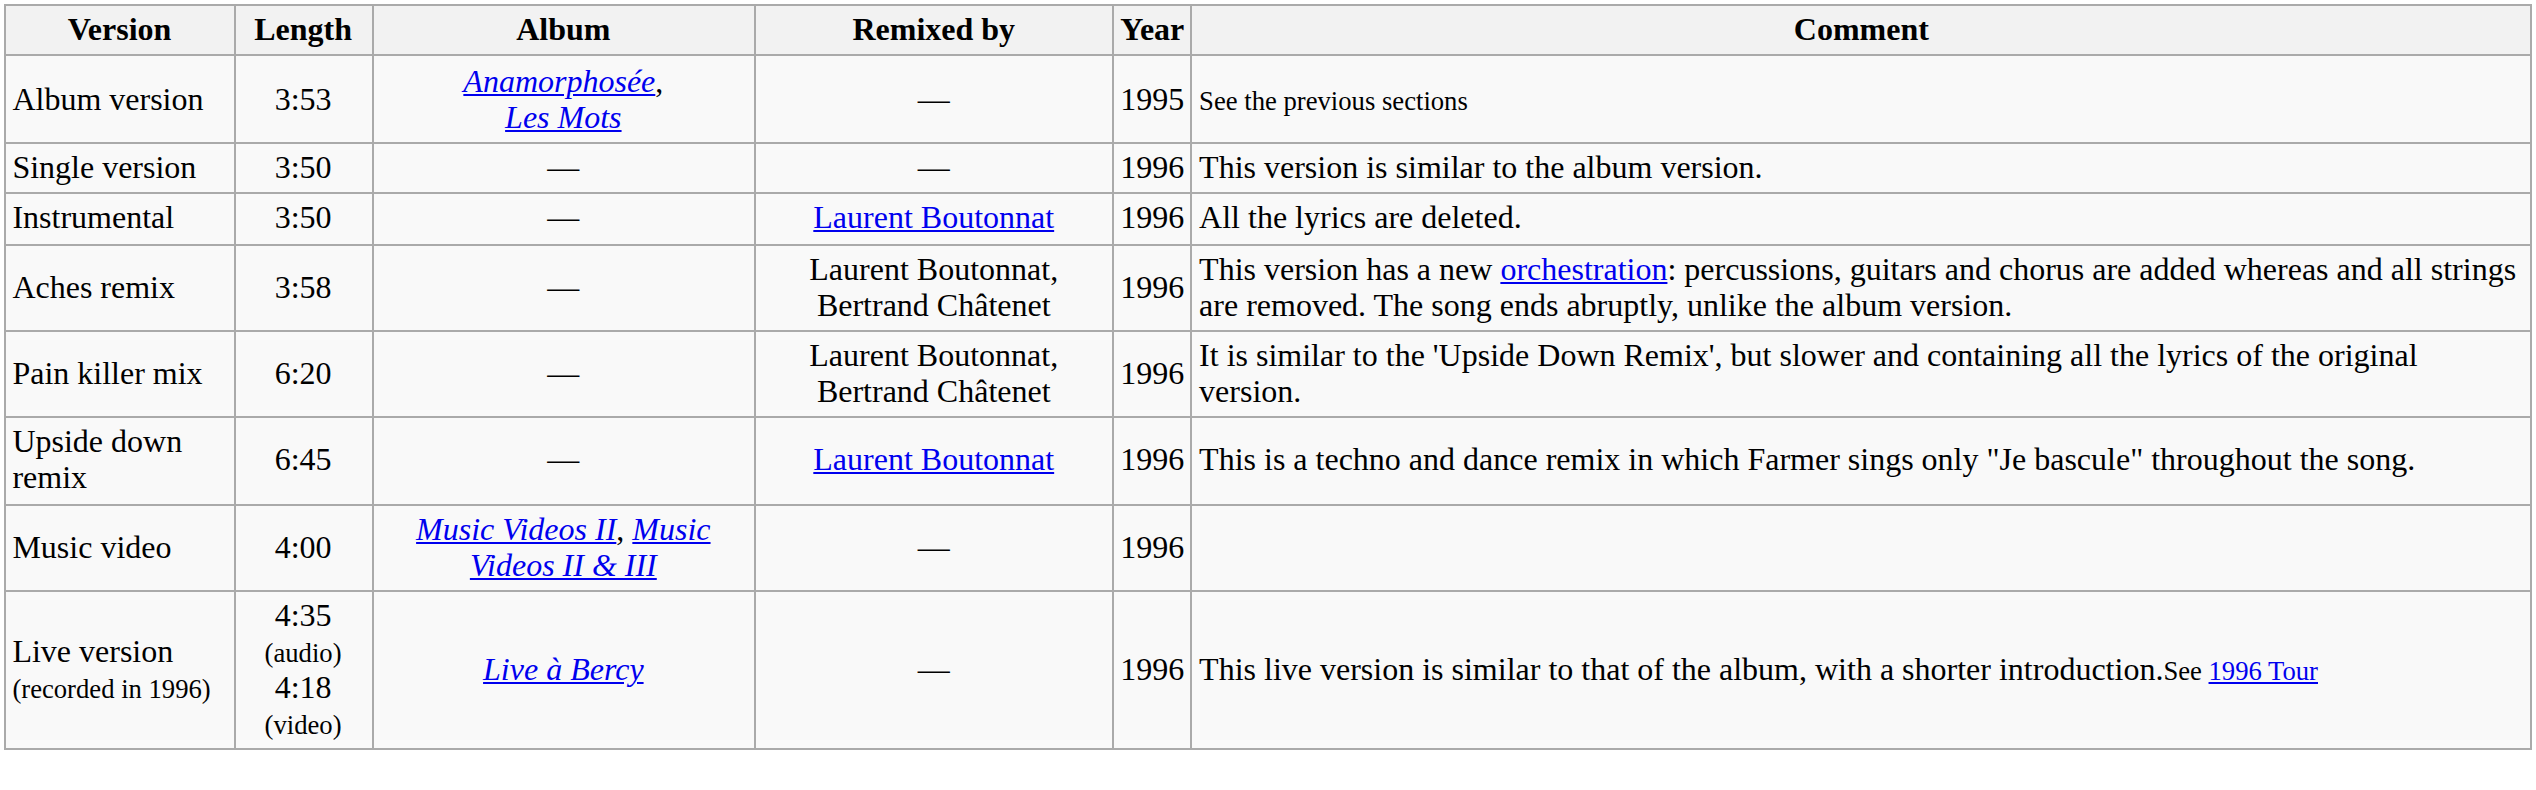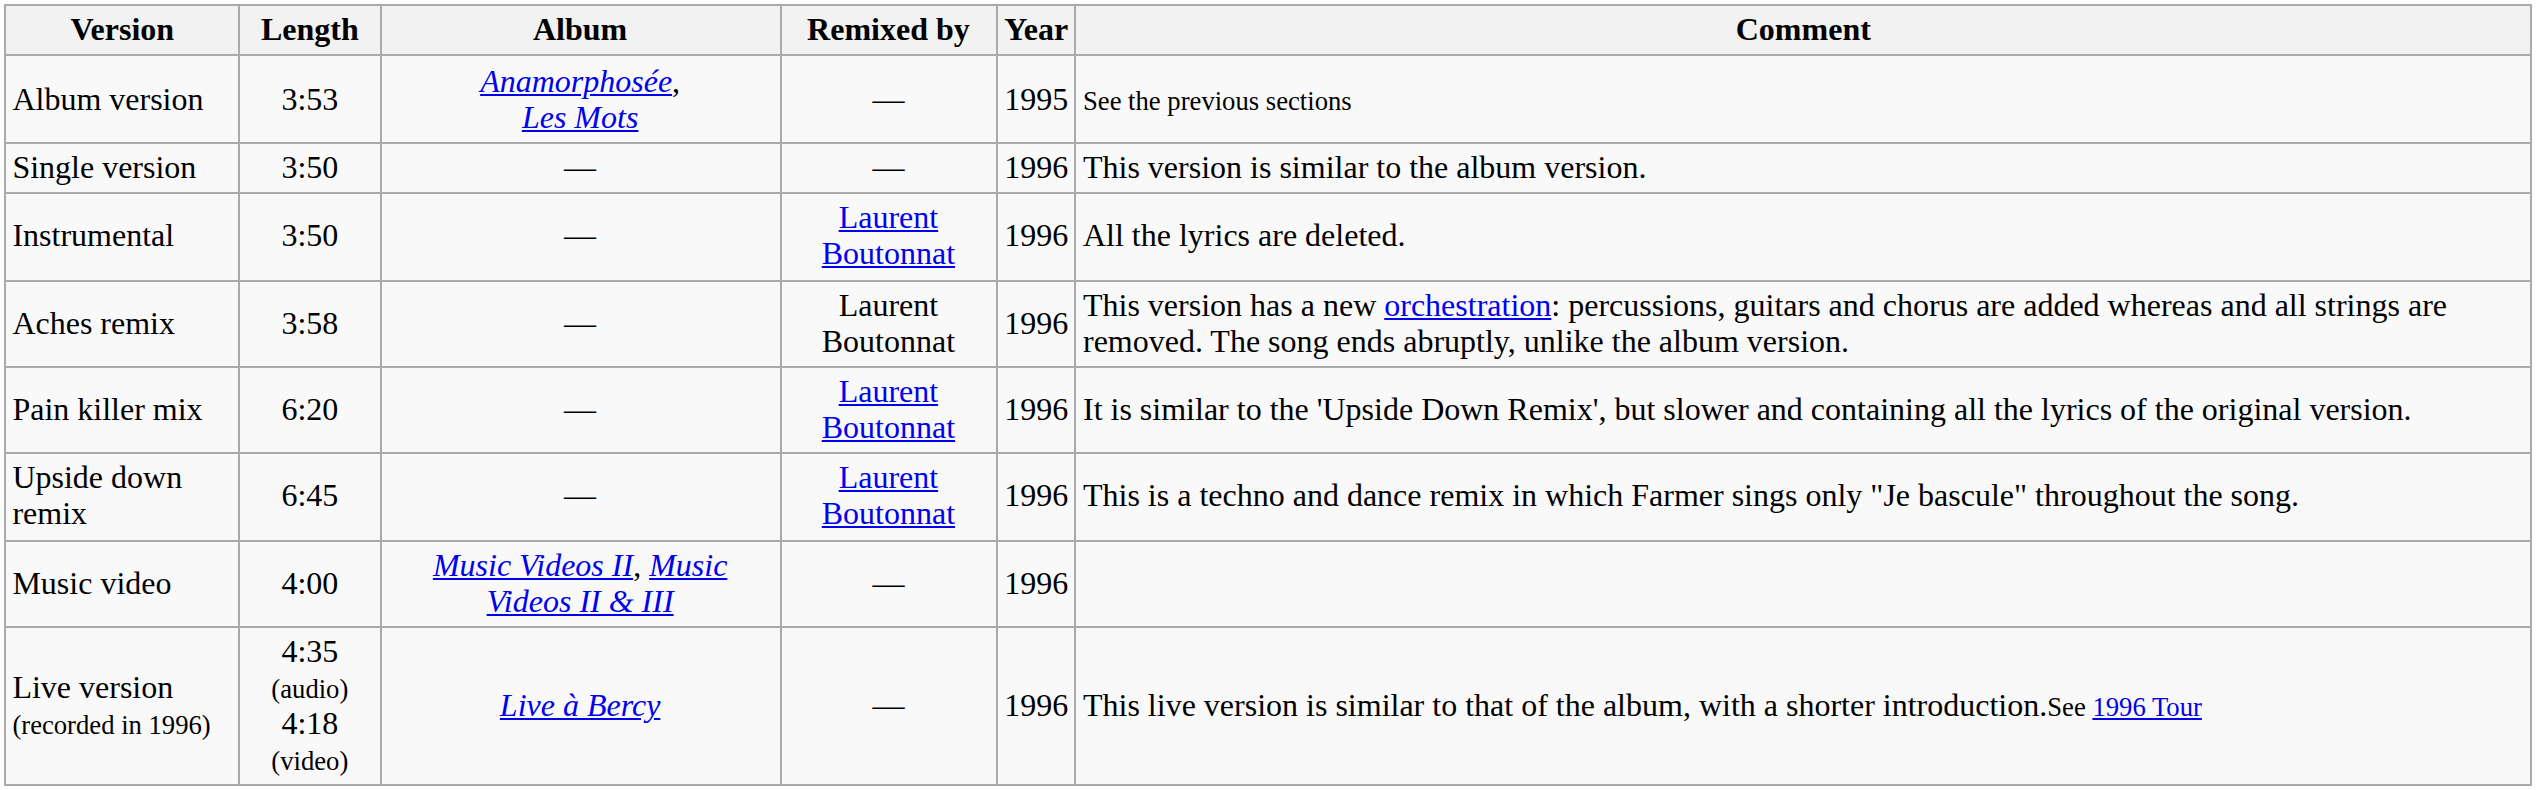(934, 286) Laurent Boutonnat, Bertrand Châtenet -> (888, 322) Laurent Boutonnat
(934, 373) Laurent Boutonnat, Bertrand Châtenet -> (888, 409) Laurent Boutonnat
